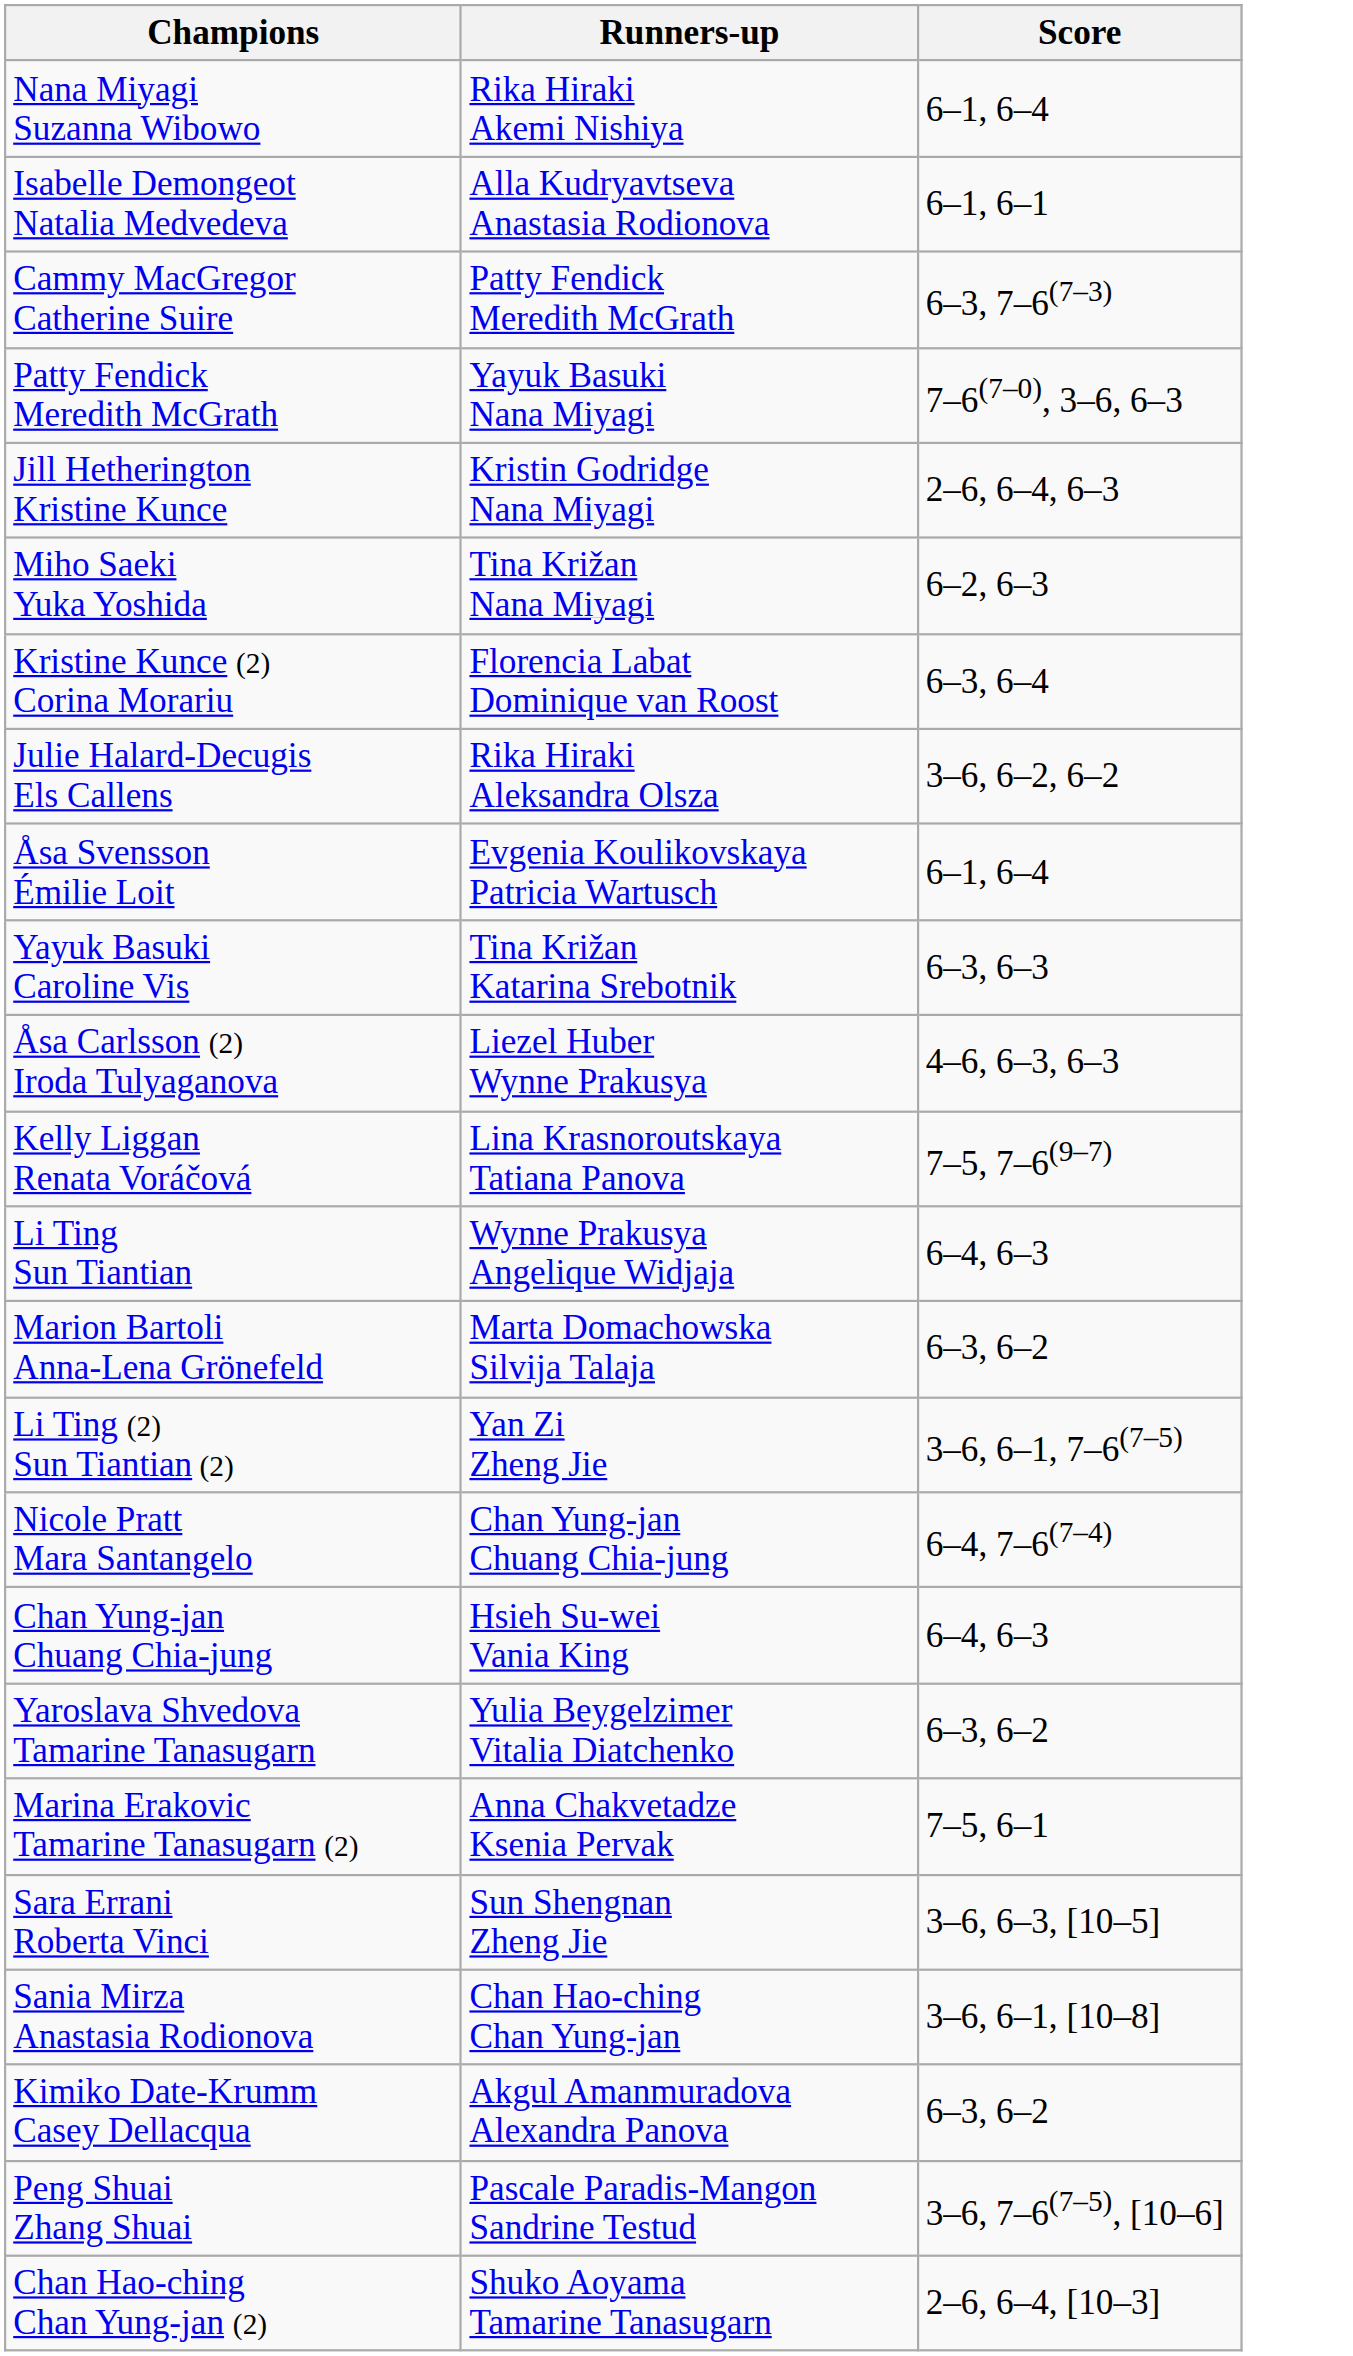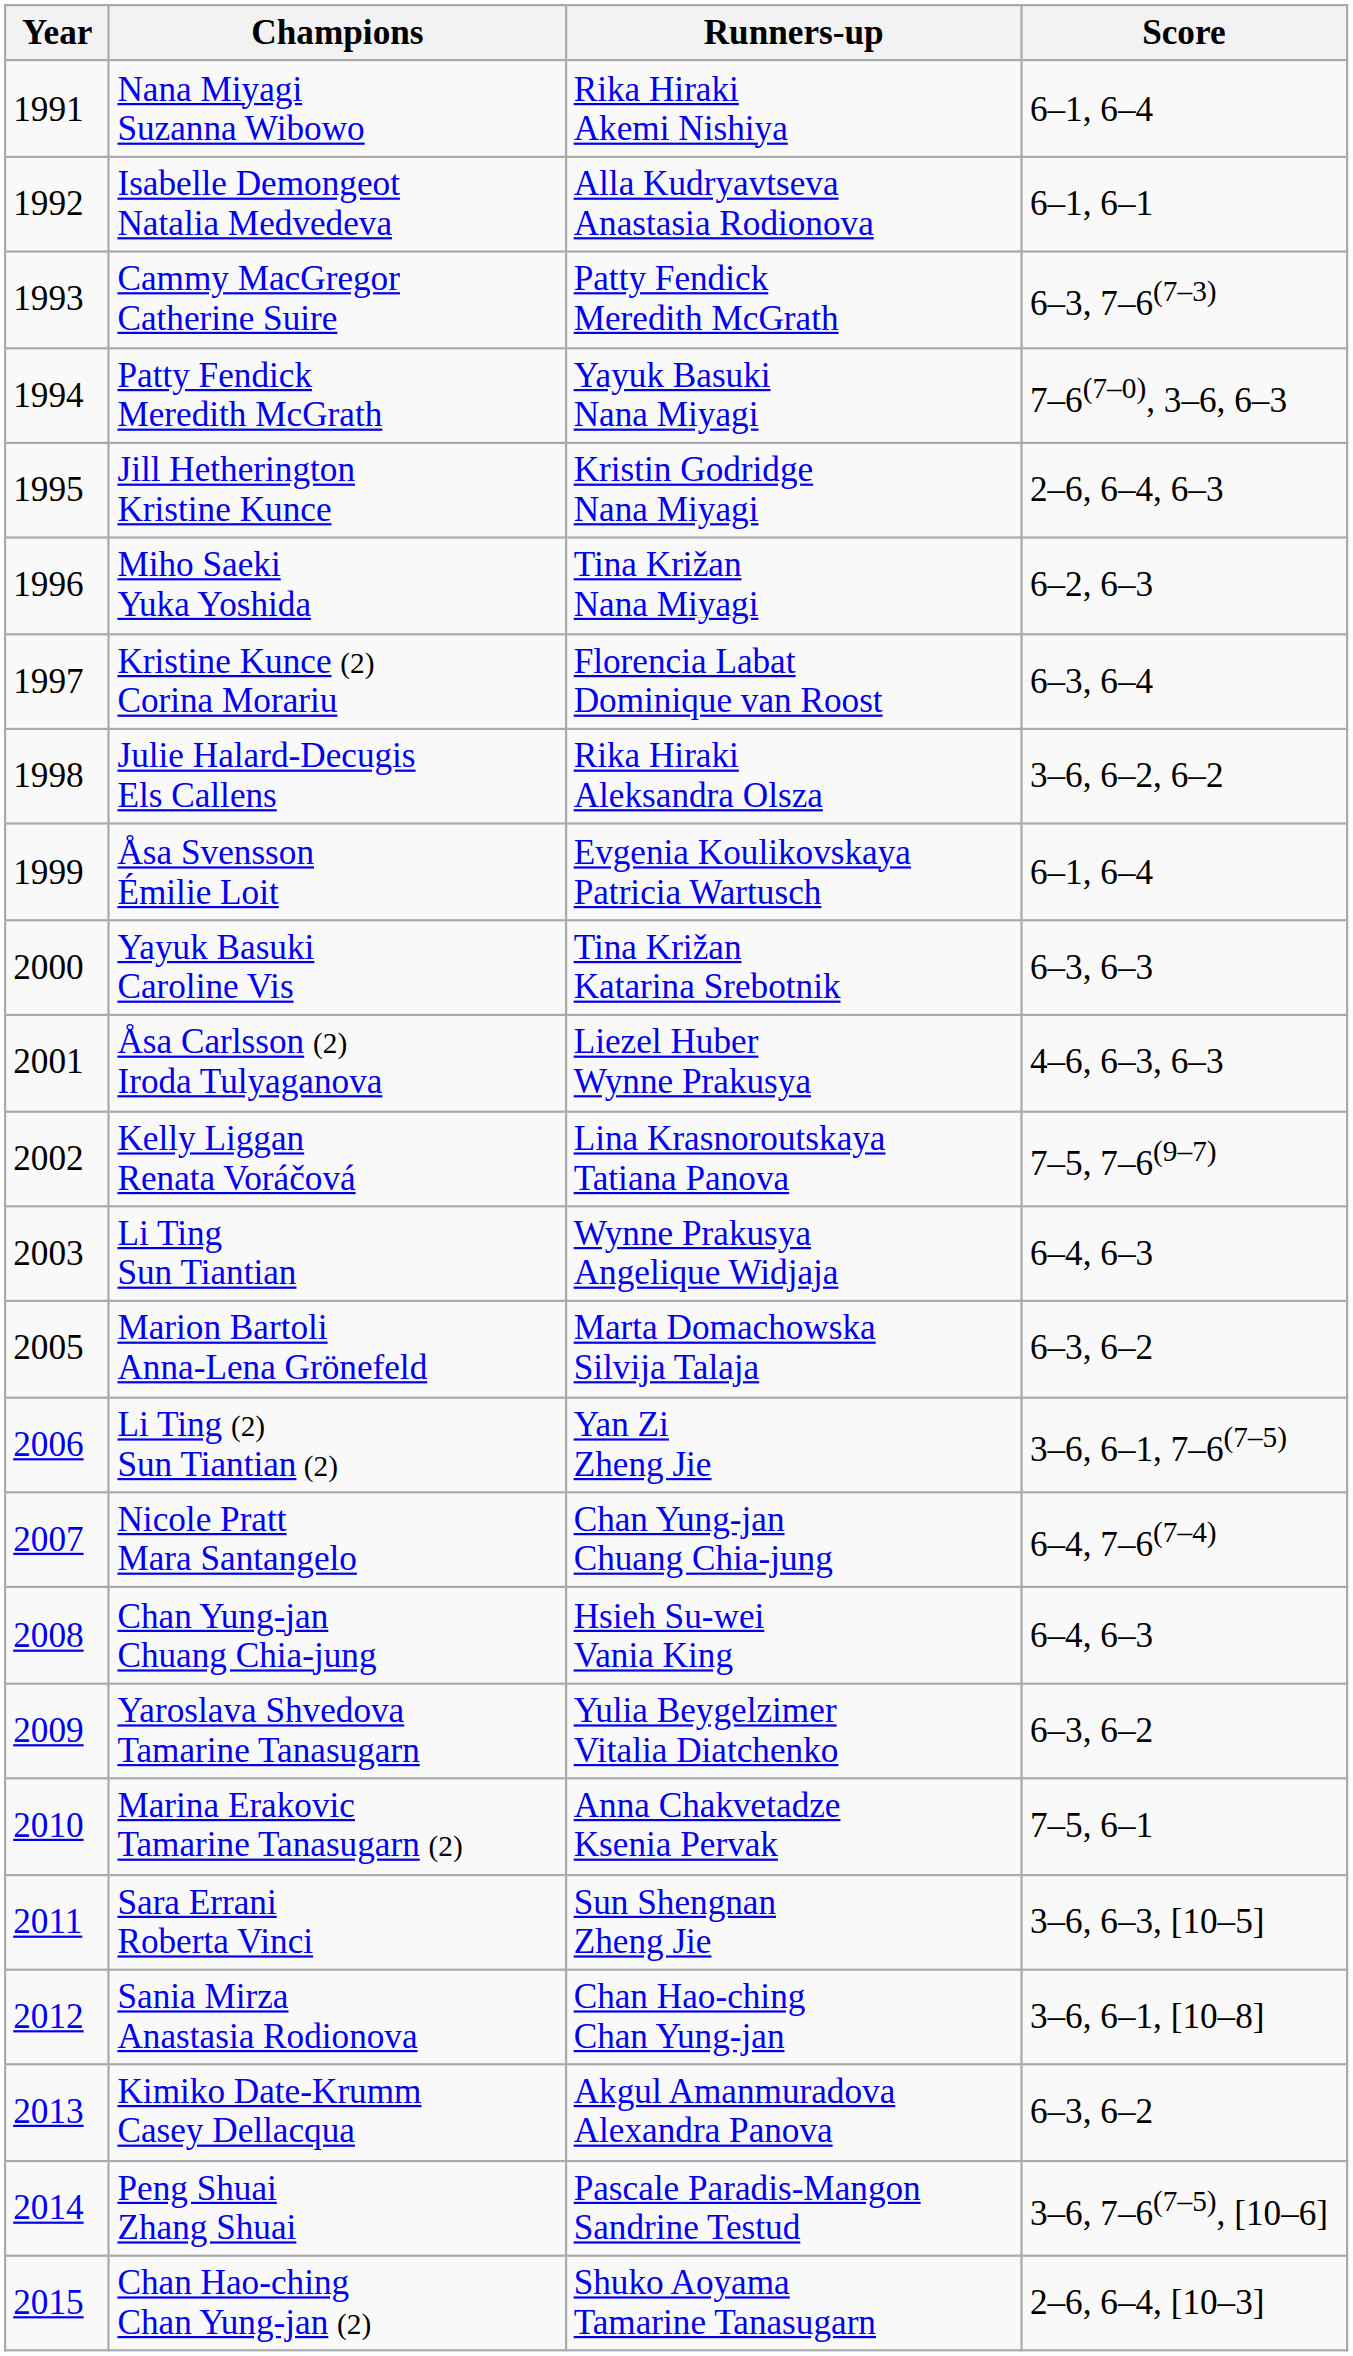+ column: (57, 32)
